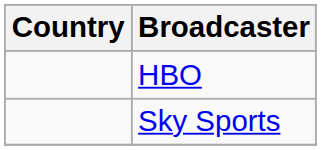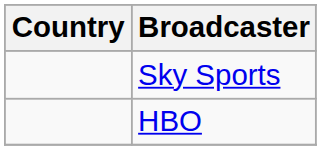rows swapped: (209, 121) <-> (170, 74)
